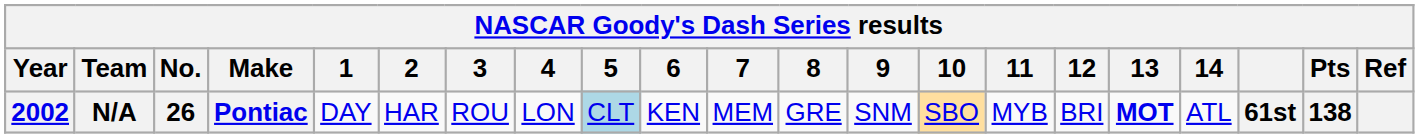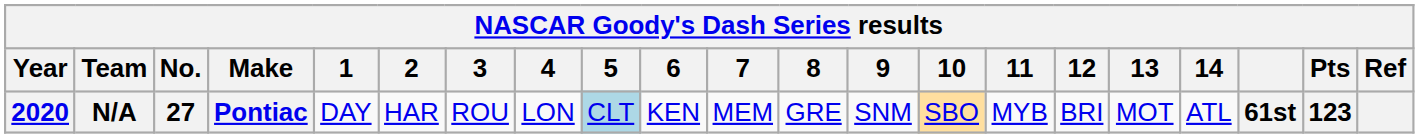(40, 112) 2002 -> (40, 112) 2020
(181, 112) 26 -> (181, 112) 27
(1145, 112) bold -> (1145, 112) normal
(1330, 112) 138 -> (1330, 112) 123
